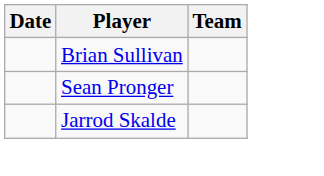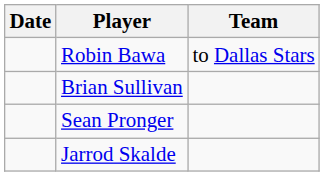+ row: (113, 54)
